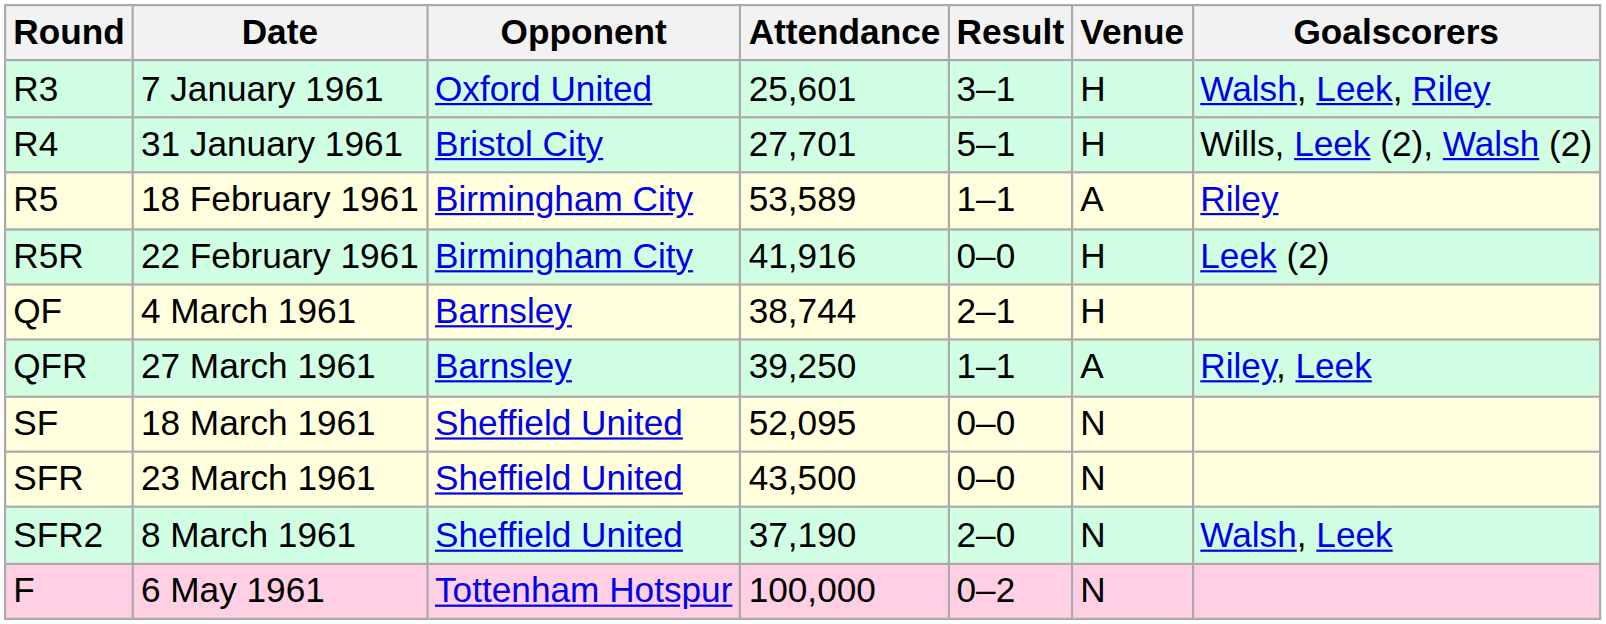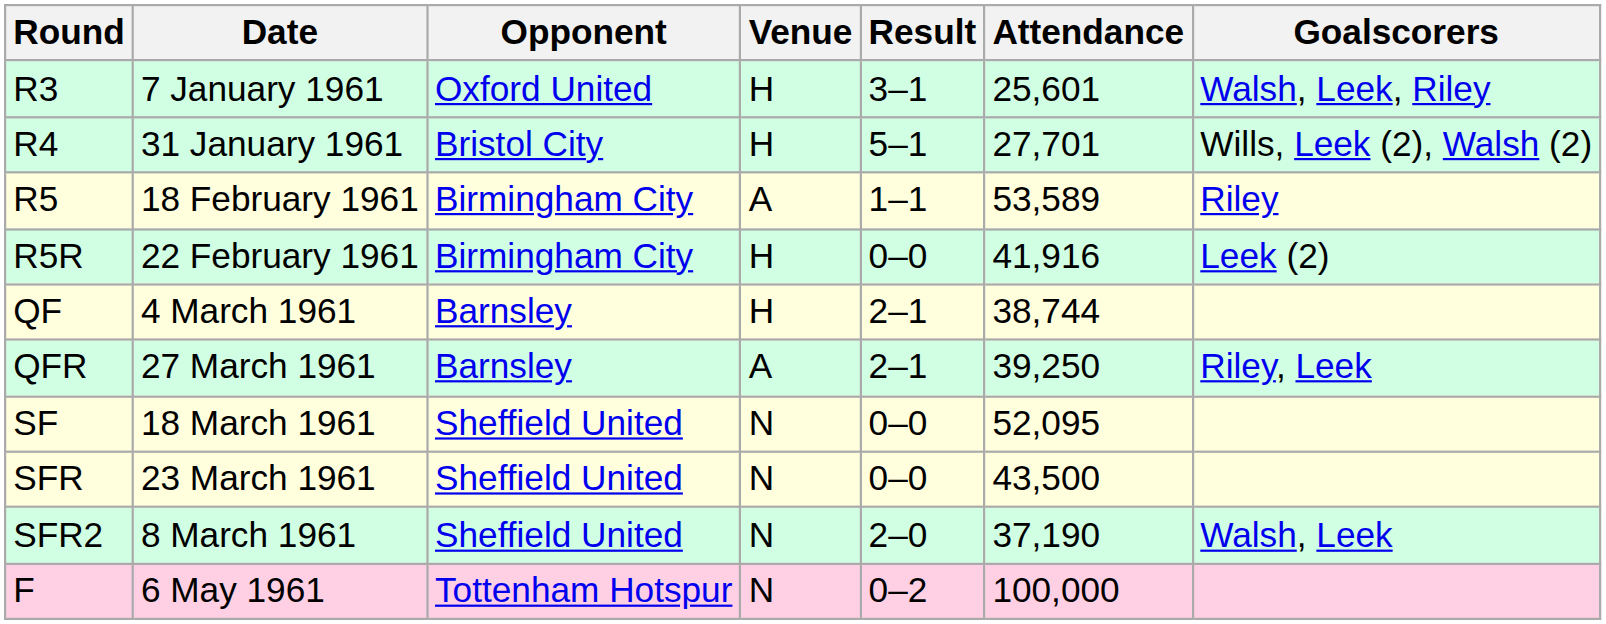columns swapped: (1132, 32) <-> (844, 32)
(986, 367) 1–1 -> (898, 367) 2–1
